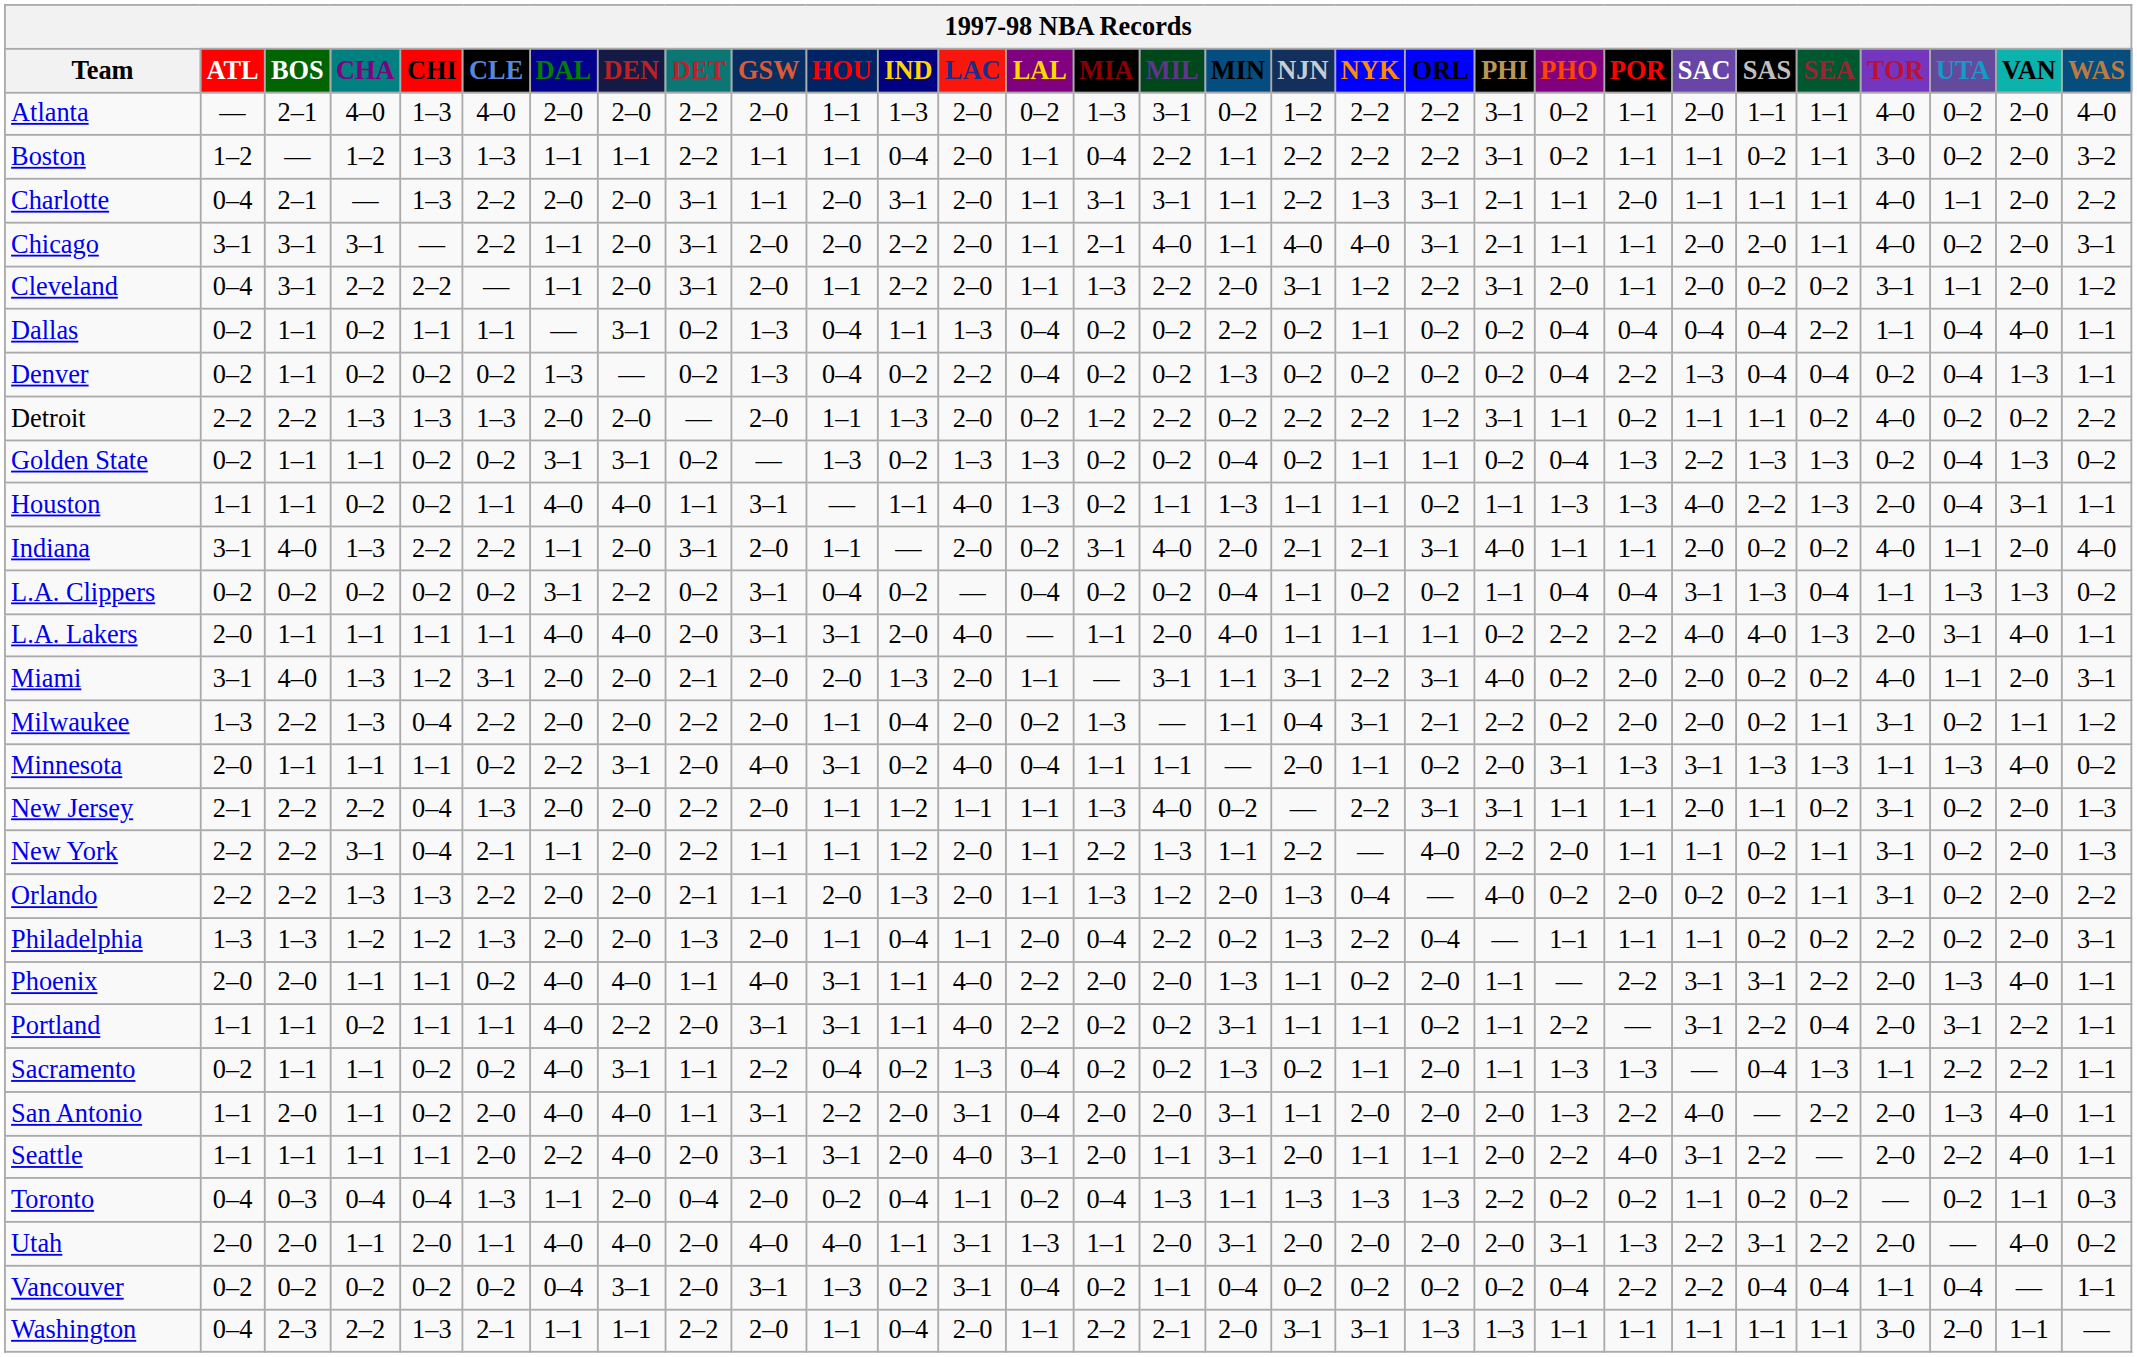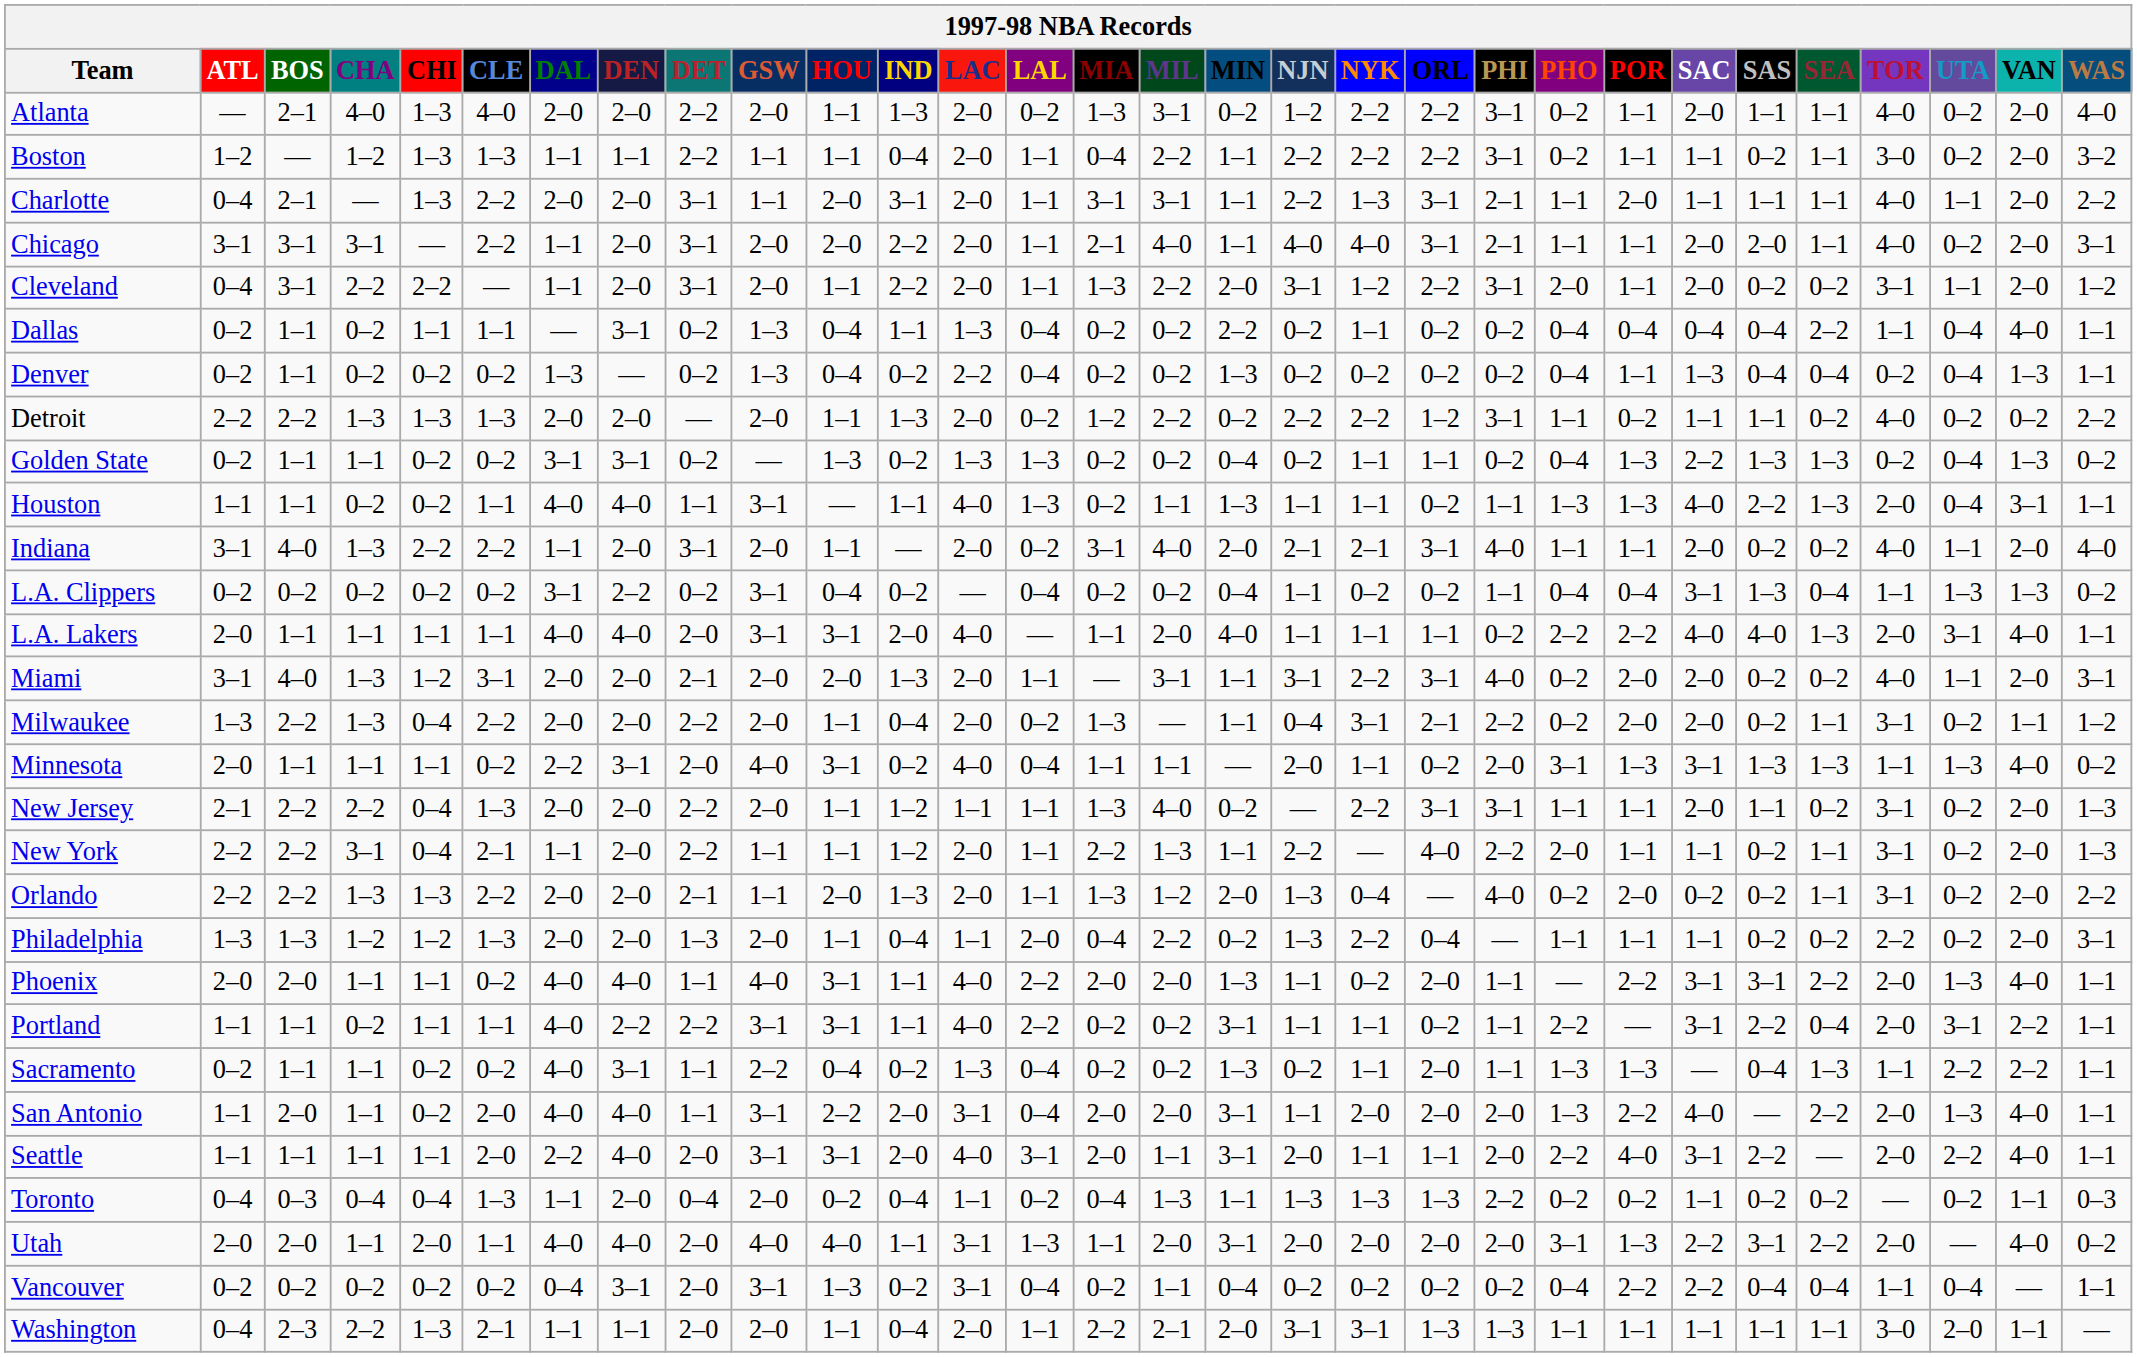(1638, 374) 2–2 -> (1638, 374) 1–1
(699, 1026) 2–0 -> (699, 1026) 2–2
(699, 1330) 2–2 -> (699, 1330) 2–0
